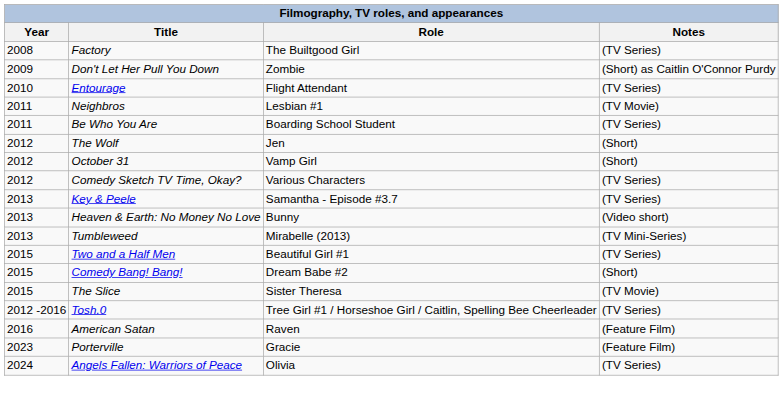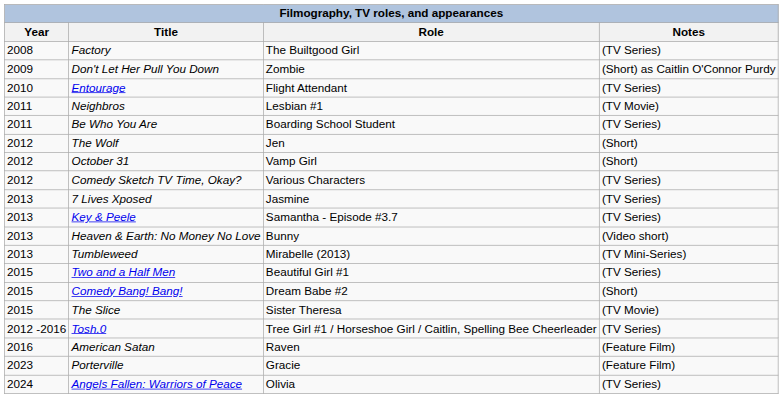+ row: (111, 198)
